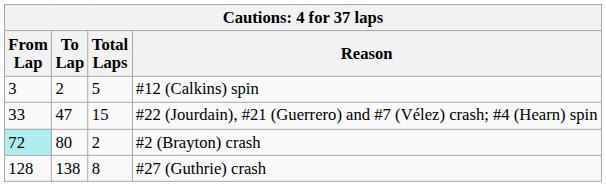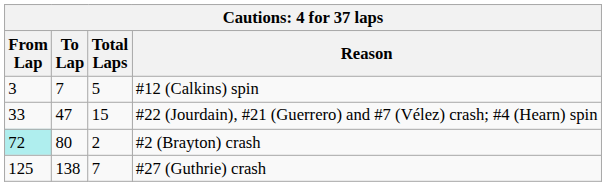(60, 89) 2 -> (60, 89) 7
(21, 168) 128 -> (21, 168) 125
(96, 168) 8 -> (96, 168) 7
